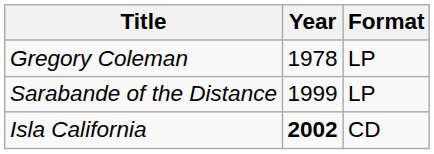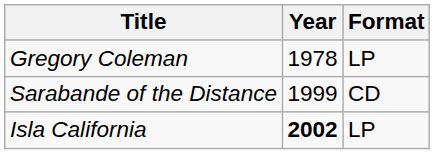(362, 93) LP -> (364, 93) CD
(364, 129) CD -> (362, 129) LP
